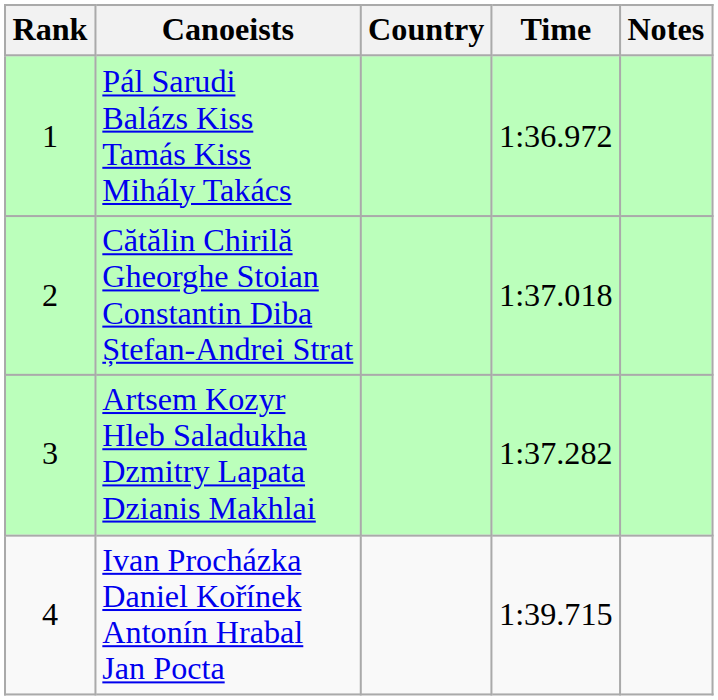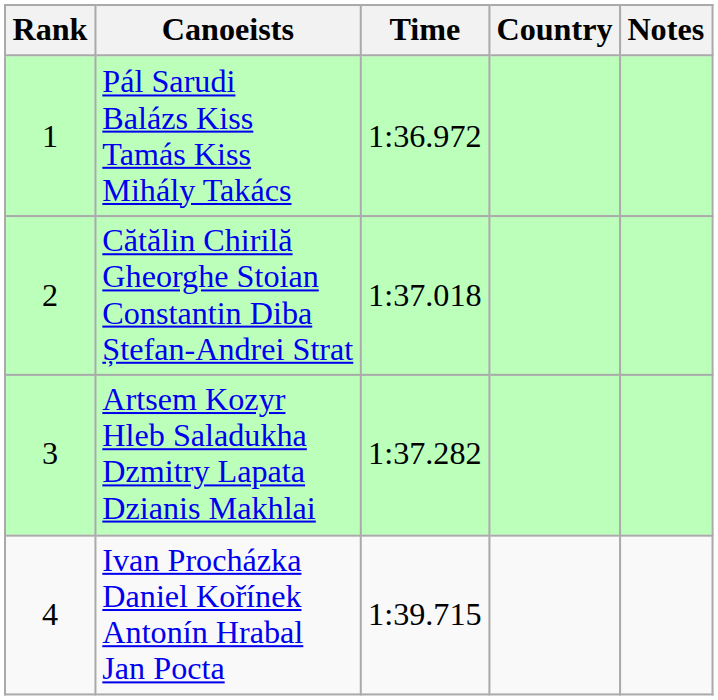columns swapped: (426, 30) <-> (556, 30)
